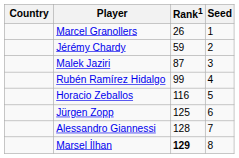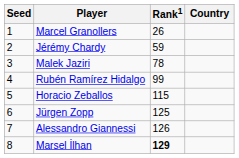columns swapped: (29, 13) <-> (220, 13)
(179, 64) 87 -> (158, 64) 78
(181, 96) 116 -> (161, 96) 115
(181, 129) 128 -> (161, 129) 126
